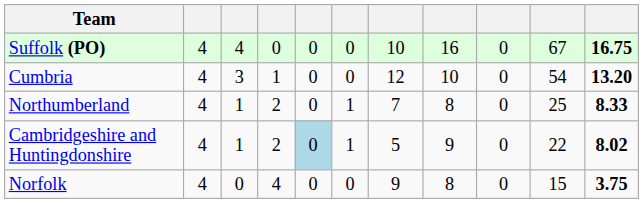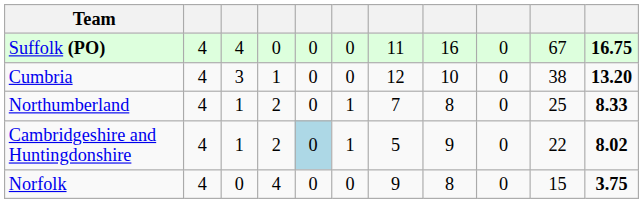(396, 47) 10 -> (396, 47) 11
(558, 76) 54 -> (558, 76) 38
